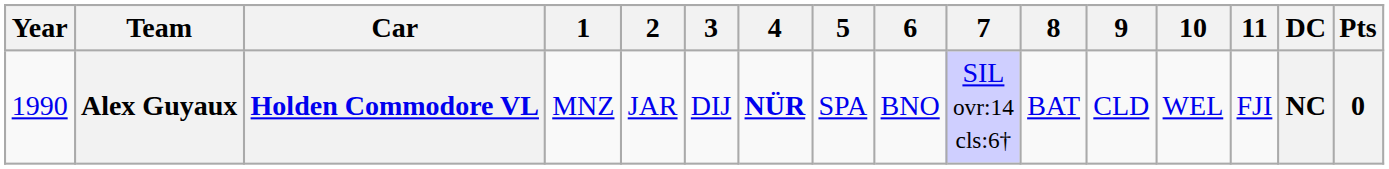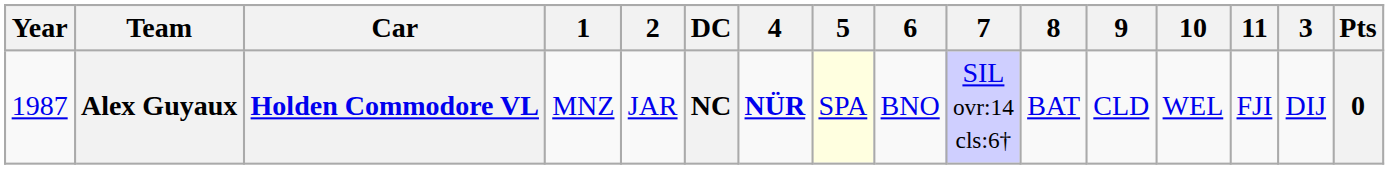columns swapped: (711, 27) <-> (1306, 27)
(40, 106) 1990 -> (40, 106) 1987
(843, 106) no background -> (843, 106) lightyellow background
